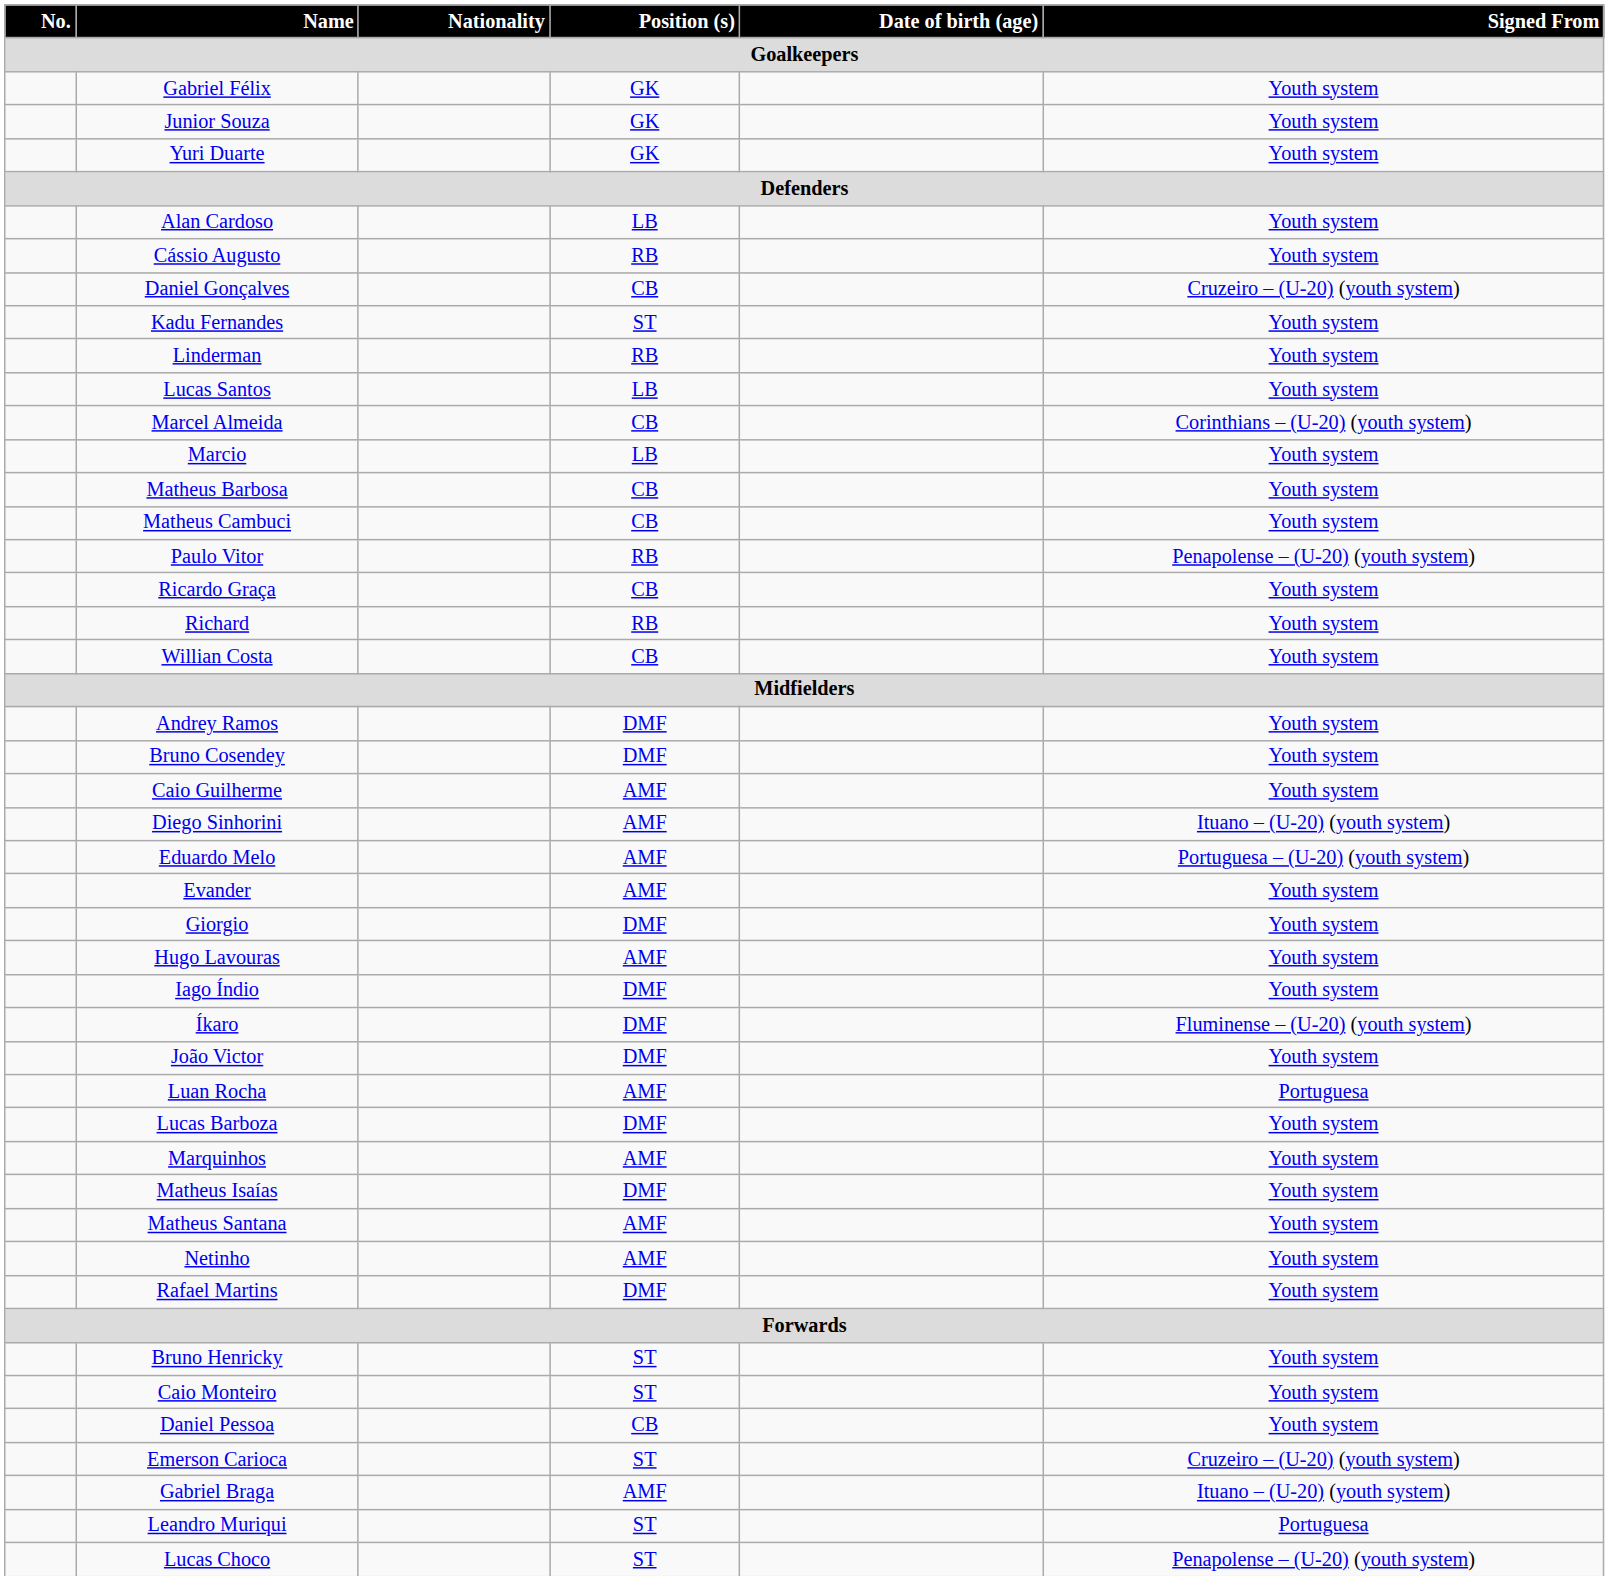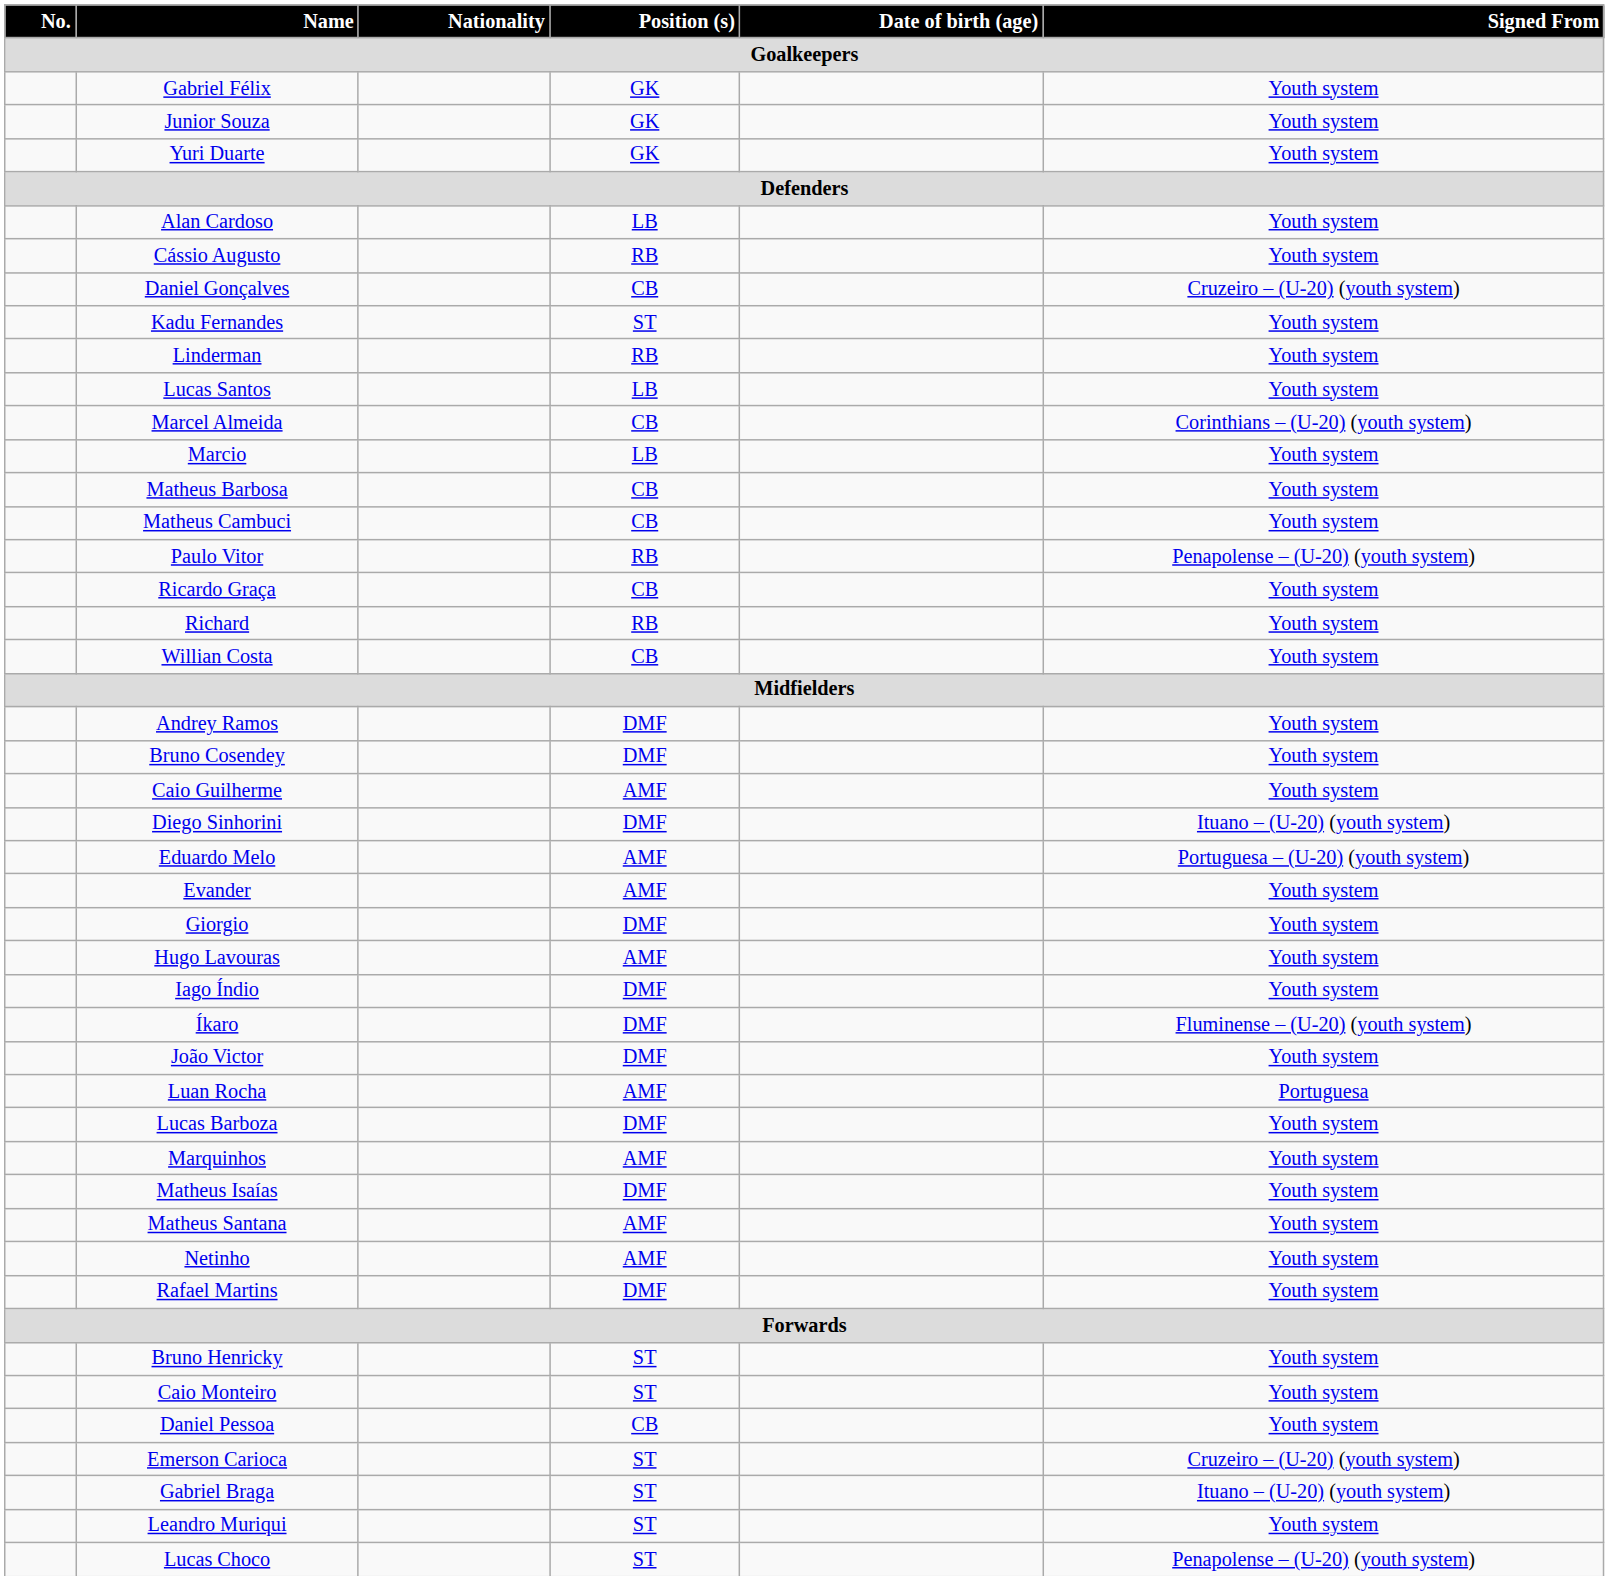(645, 823) AMF -> (645, 823) DMF
(645, 1491) AMF -> (645, 1491) ST
(1324, 1525) Portuguesa -> (1324, 1525) Youth system
